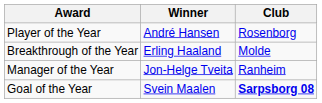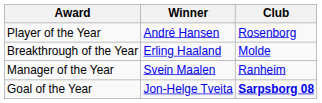(188, 70) Jon-Helge Tveita -> (179, 70) Svein Maalen
(179, 88) Svein Maalen -> (188, 88) Jon-Helge Tveita
